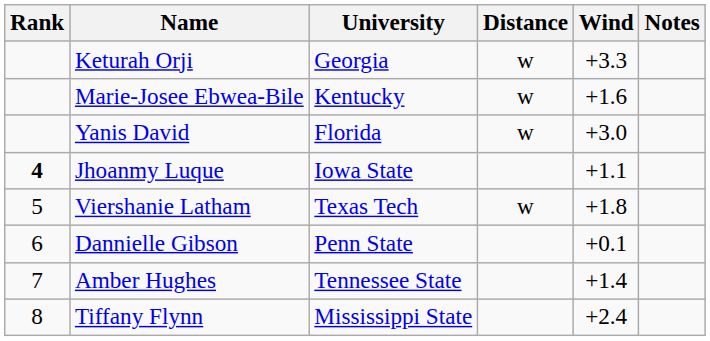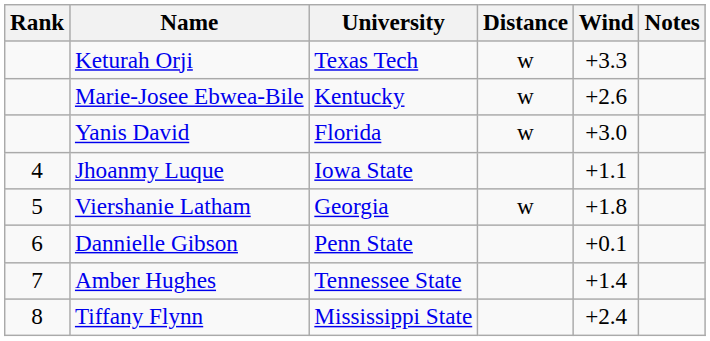(351, 59) Georgia -> (366, 59) Texas Tech
(606, 96) +1.6 -> (606, 96) +2.6
(37, 170) bold -> (37, 170) normal
(366, 206) Texas Tech -> (351, 206) Georgia
